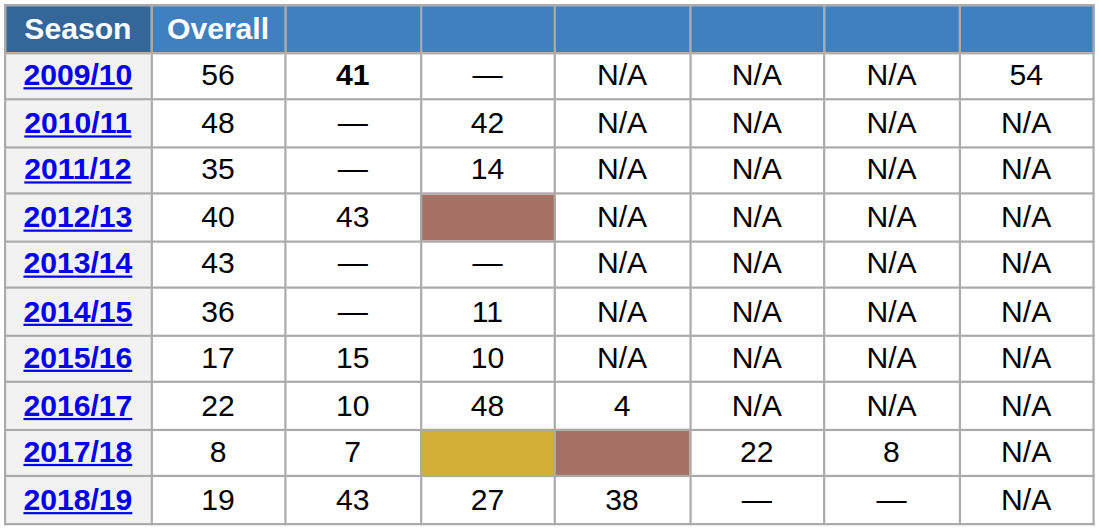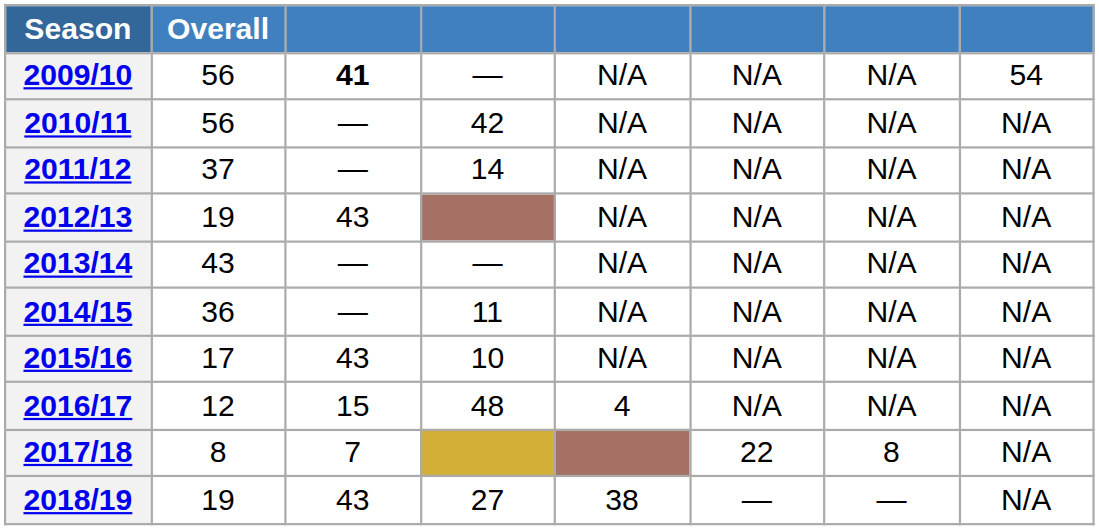(218, 123) 48 -> (218, 123) 56
(218, 170) 35 -> (218, 170) 37
(218, 217) 40 -> (218, 217) 19
(353, 358) 15 -> (353, 358) 43
(218, 405) 22 -> (218, 405) 12
(353, 405) 10 -> (353, 405) 15
